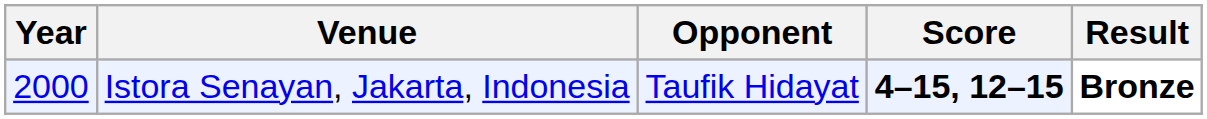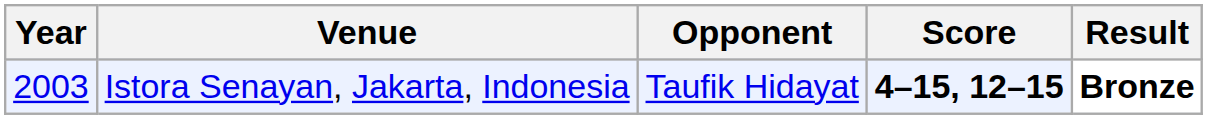(51, 86) 2000 -> (51, 86) 2003
